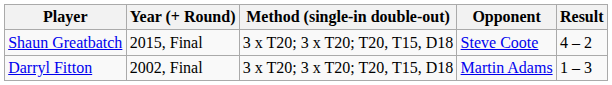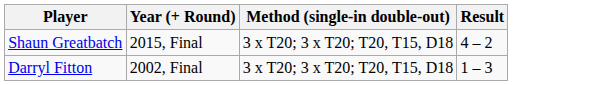- column: (507, 17)
